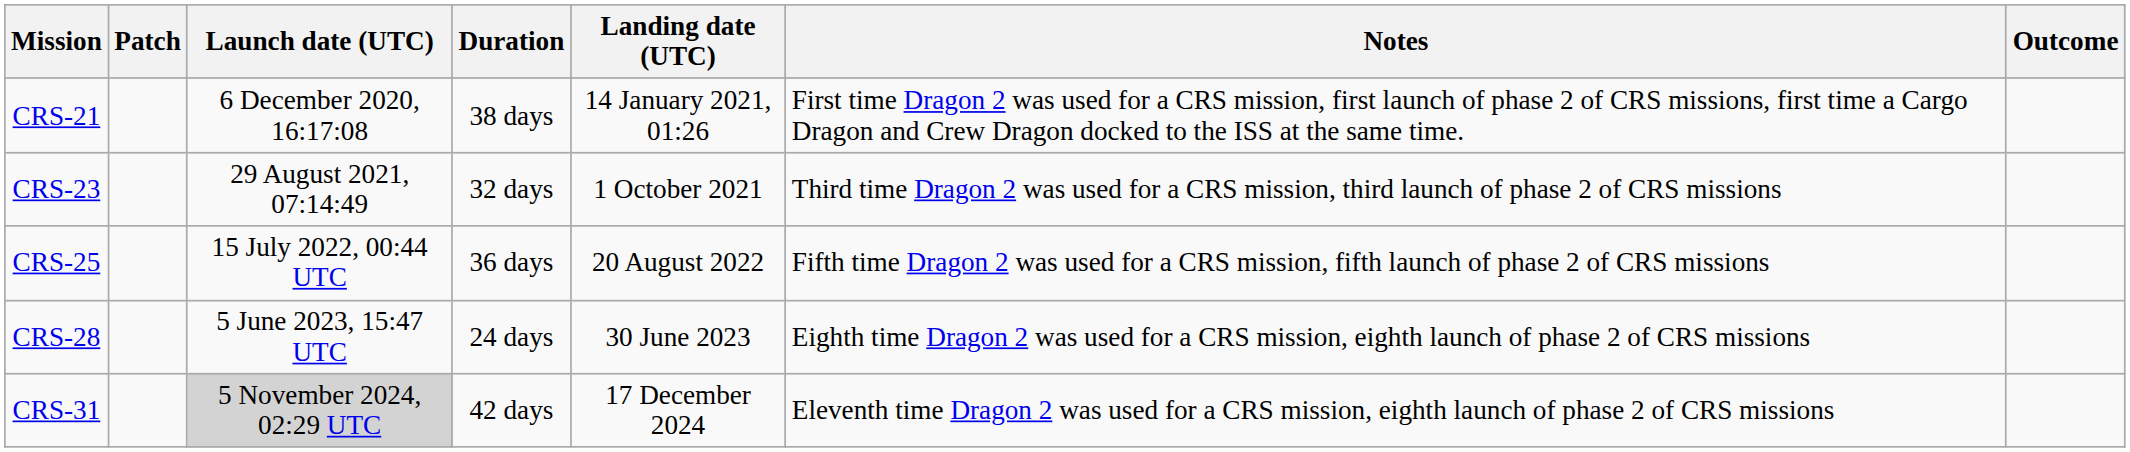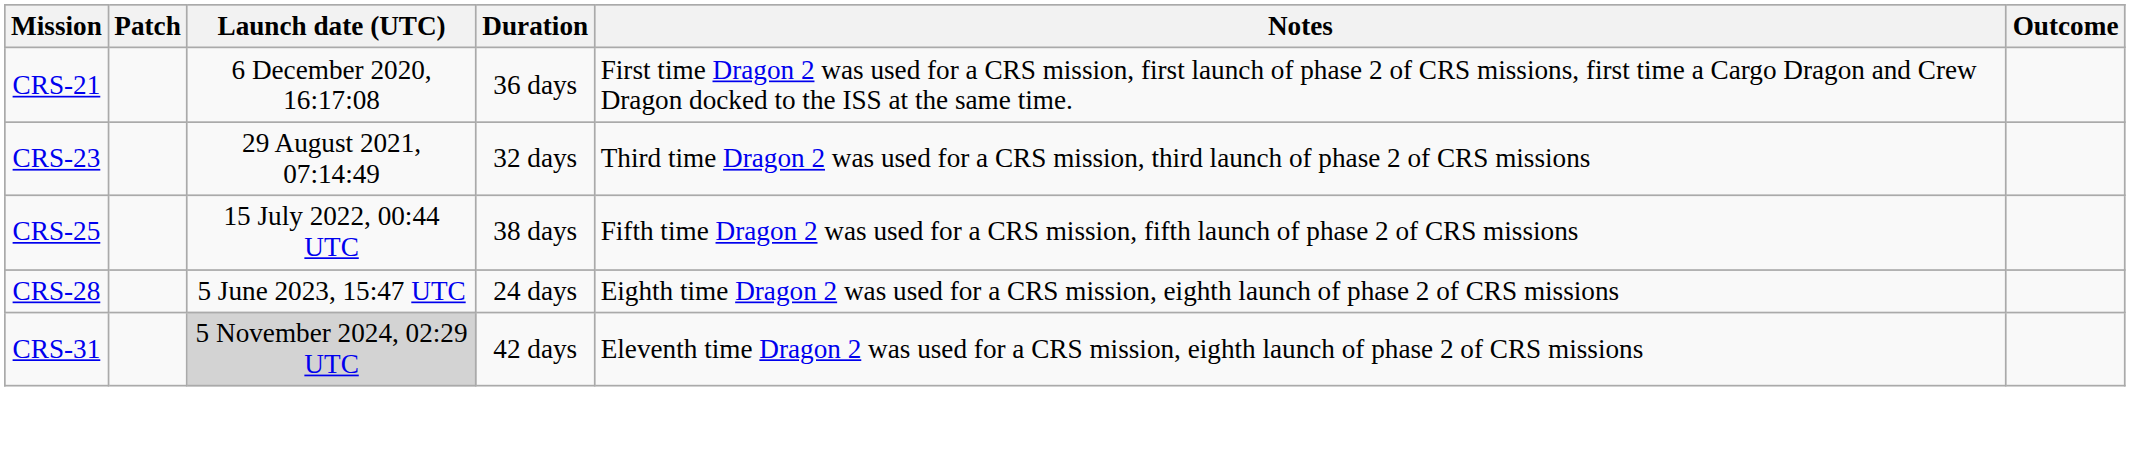- column: (678, 41)
(511, 115) 38 days -> (535, 84) 36 days
(511, 262) 36 days -> (535, 231) 38 days
